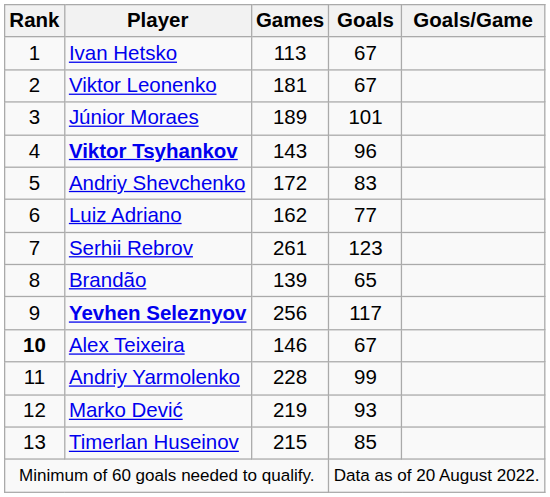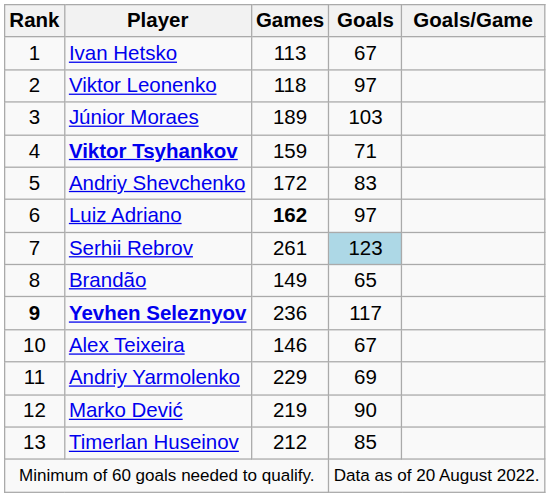(290, 85) 181 -> (290, 85) 118
(365, 85) 67 -> (365, 85) 97
(365, 118) 101 -> (365, 118) 103
(290, 150) 143 -> (290, 150) 159
(365, 150) 96 -> (365, 150) 71
(290, 215) normal -> (290, 215) bold
(365, 215) 77 -> (365, 215) 97
(365, 248) no background -> (365, 248) lightblue background
(290, 280) 139 -> (290, 280) 149
(34, 313) normal -> (34, 313) bold
(290, 313) 256 -> (290, 313) 236
(34, 345) bold -> (34, 345) normal
(290, 378) 228 -> (290, 378) 229
(365, 378) 99 -> (365, 378) 69
(365, 410) 93 -> (365, 410) 90
(290, 442) 215 -> (290, 442) 212
